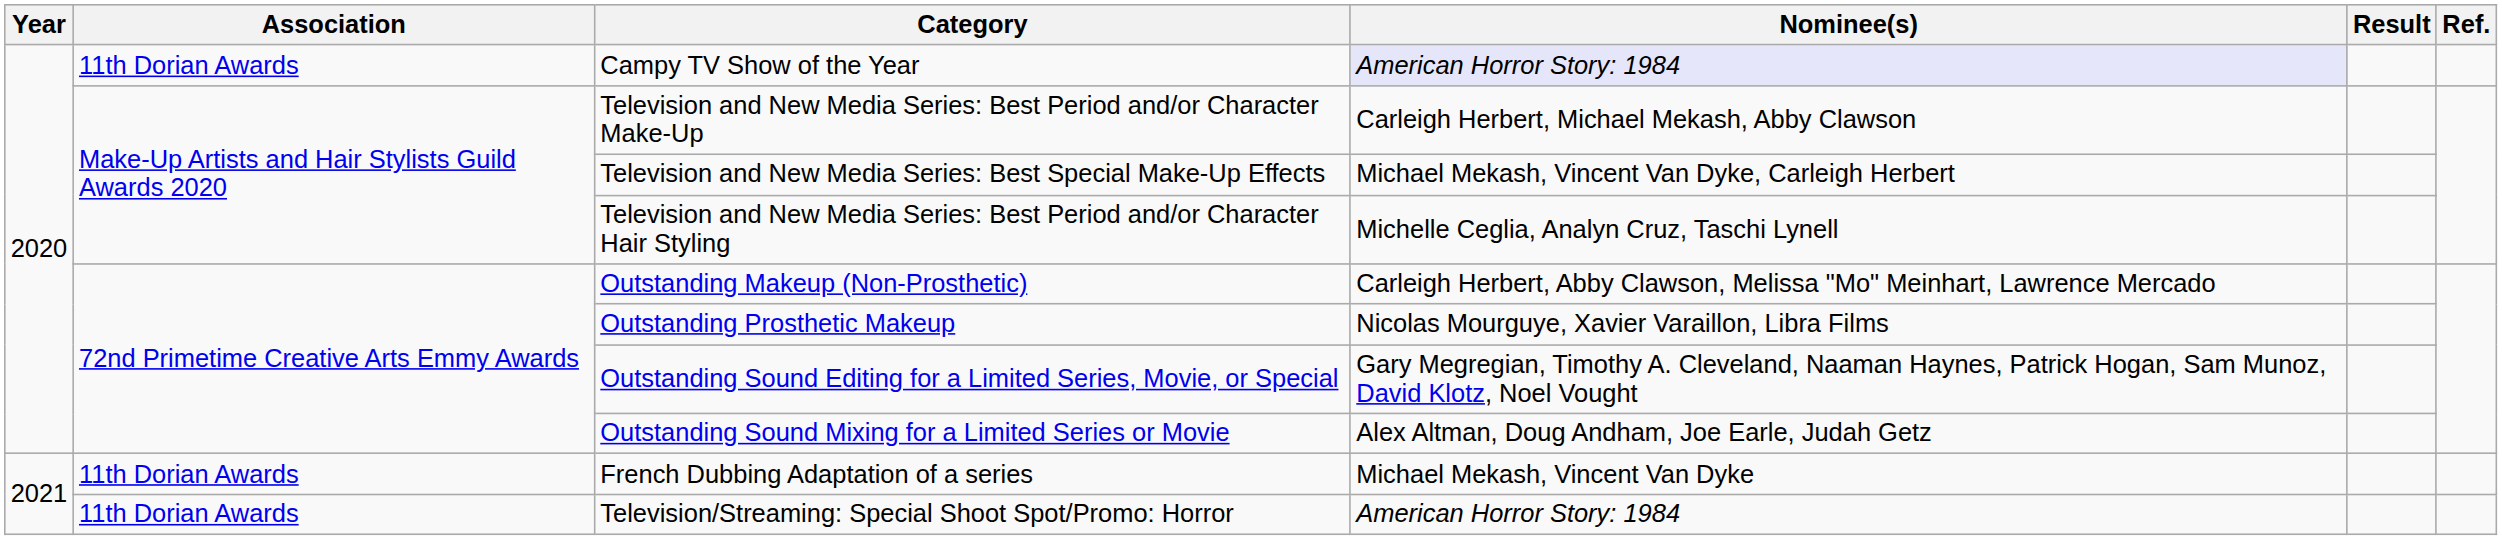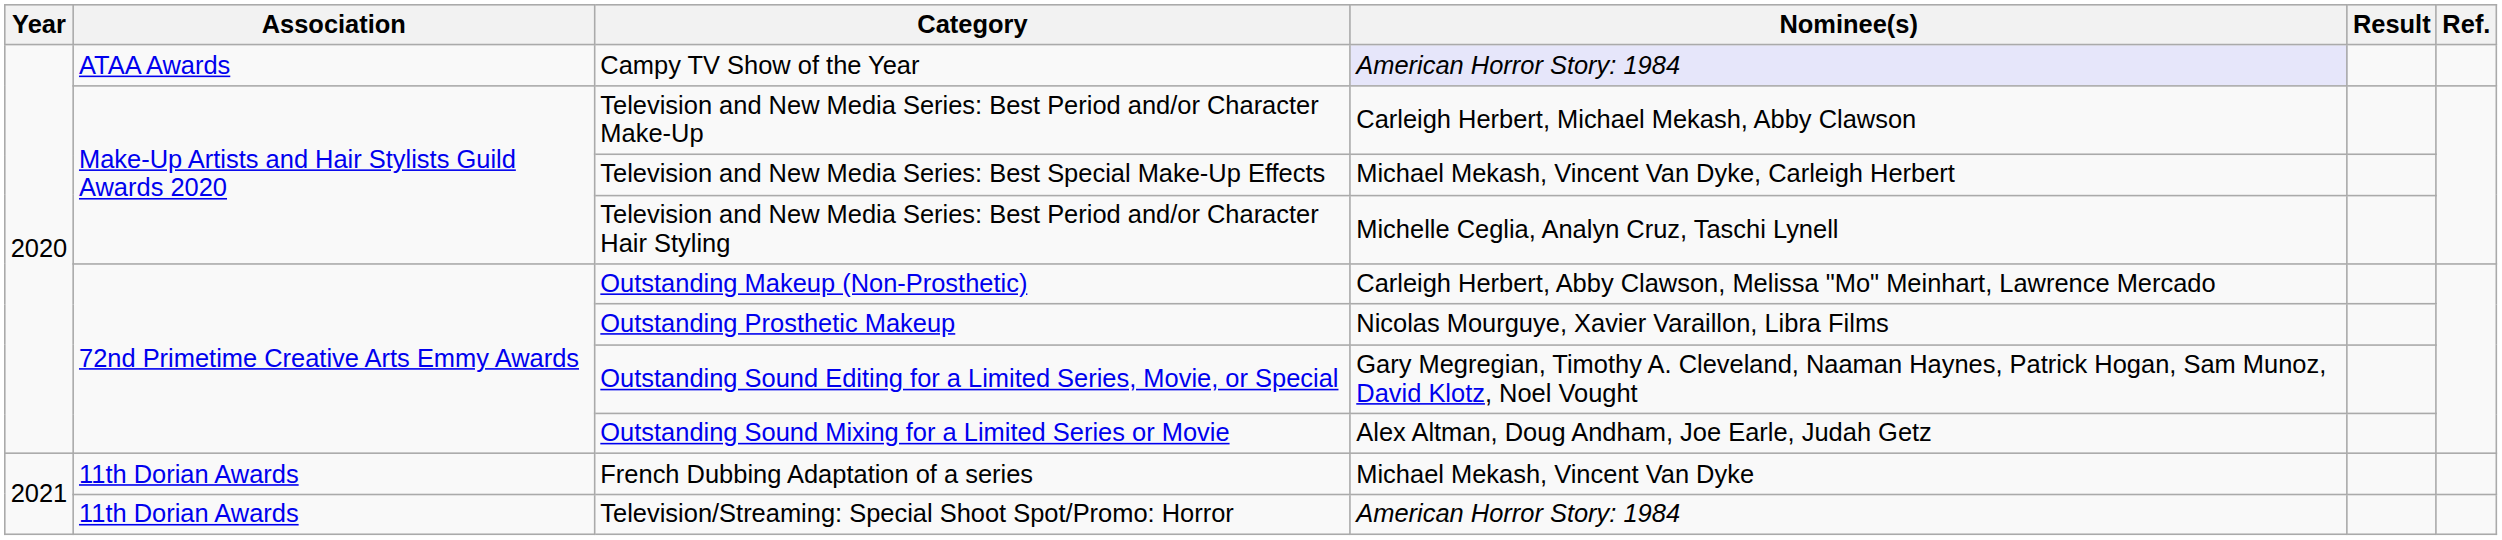(189, 65) 11th Dorian Awards -> (155, 65) ATAA Awards
